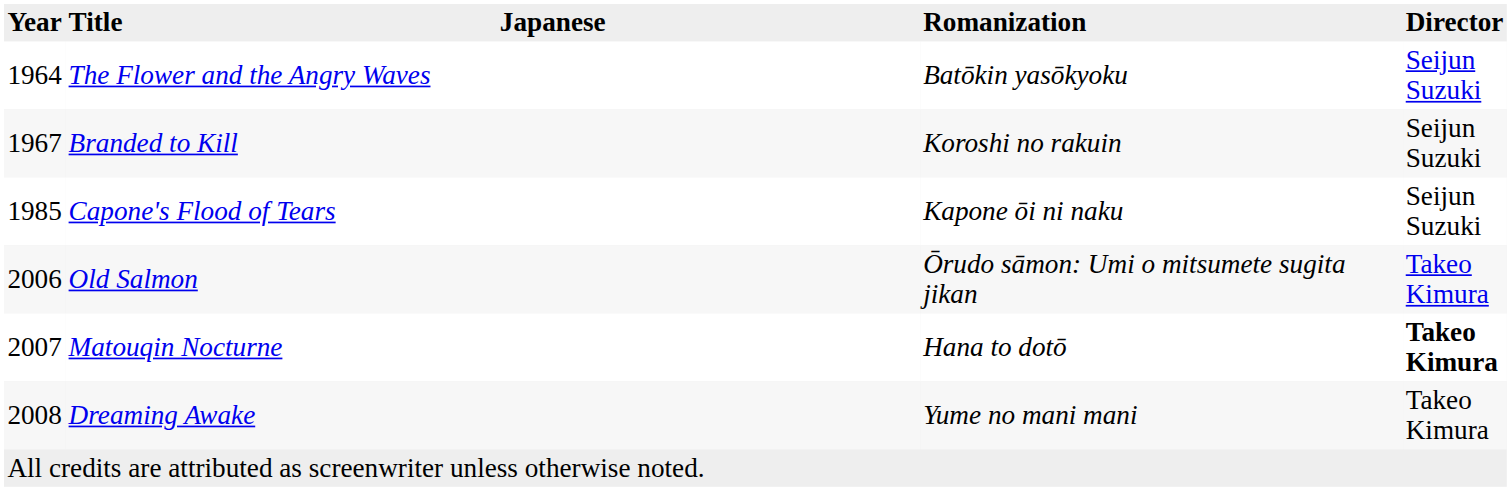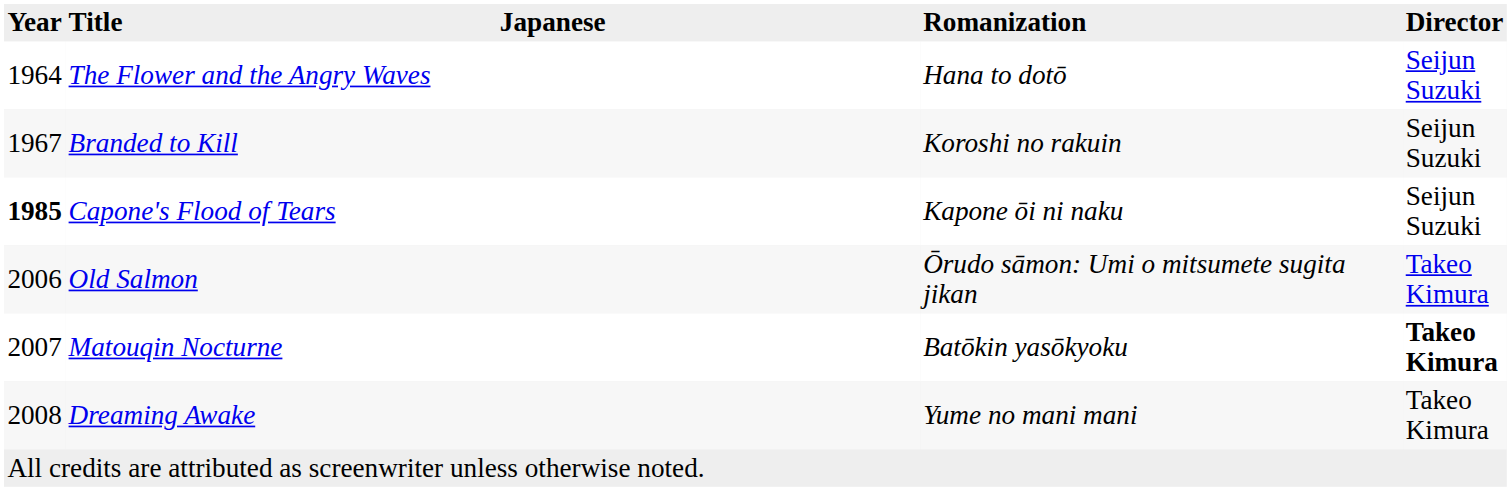(1025, 75) Batōkin yasōkyoku -> (995, 75) Hana to dotō
(35, 211) normal -> (35, 211) bold
(995, 347) Hana to dotō -> (1025, 347) Batōkin yasōkyoku
